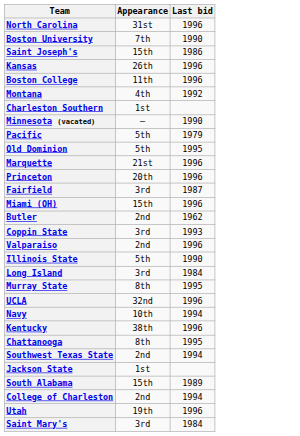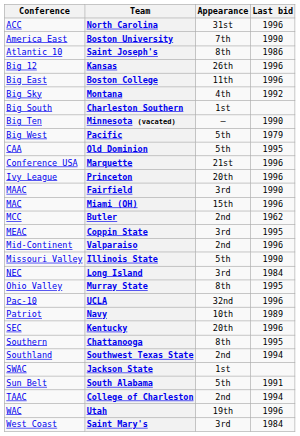+ column: (44, 11)
(143, 53) 15th -> (223, 53) 8th
(192, 190) 1987 -> (273, 190) 1990
(192, 232) 1993 -> (273, 232) 1995
(192, 314) 1994 -> (273, 314) 1989
(143, 328) 38th -> (223, 328) 20th
(143, 383) 15th -> (223, 383) 5th
(192, 383) 1989 -> (273, 383) 1991
